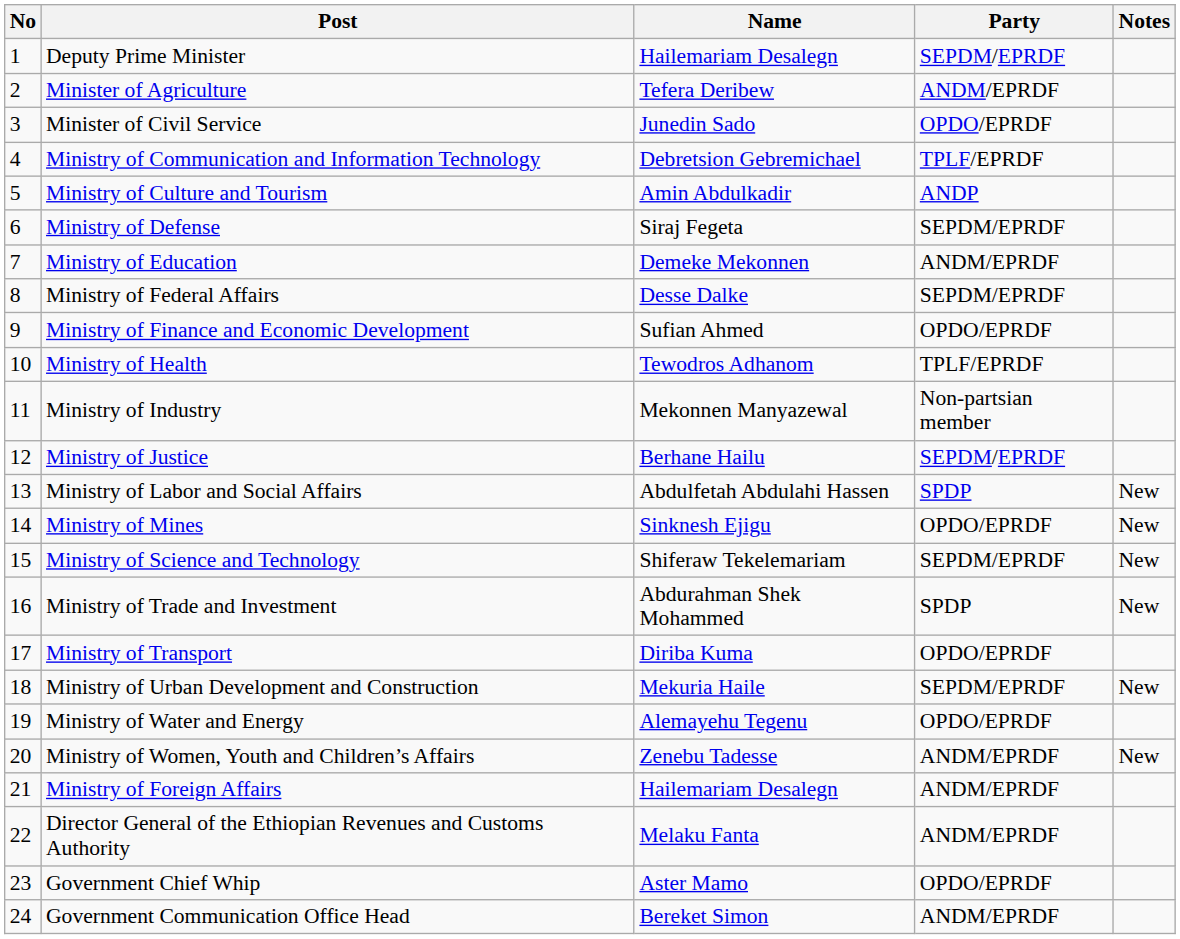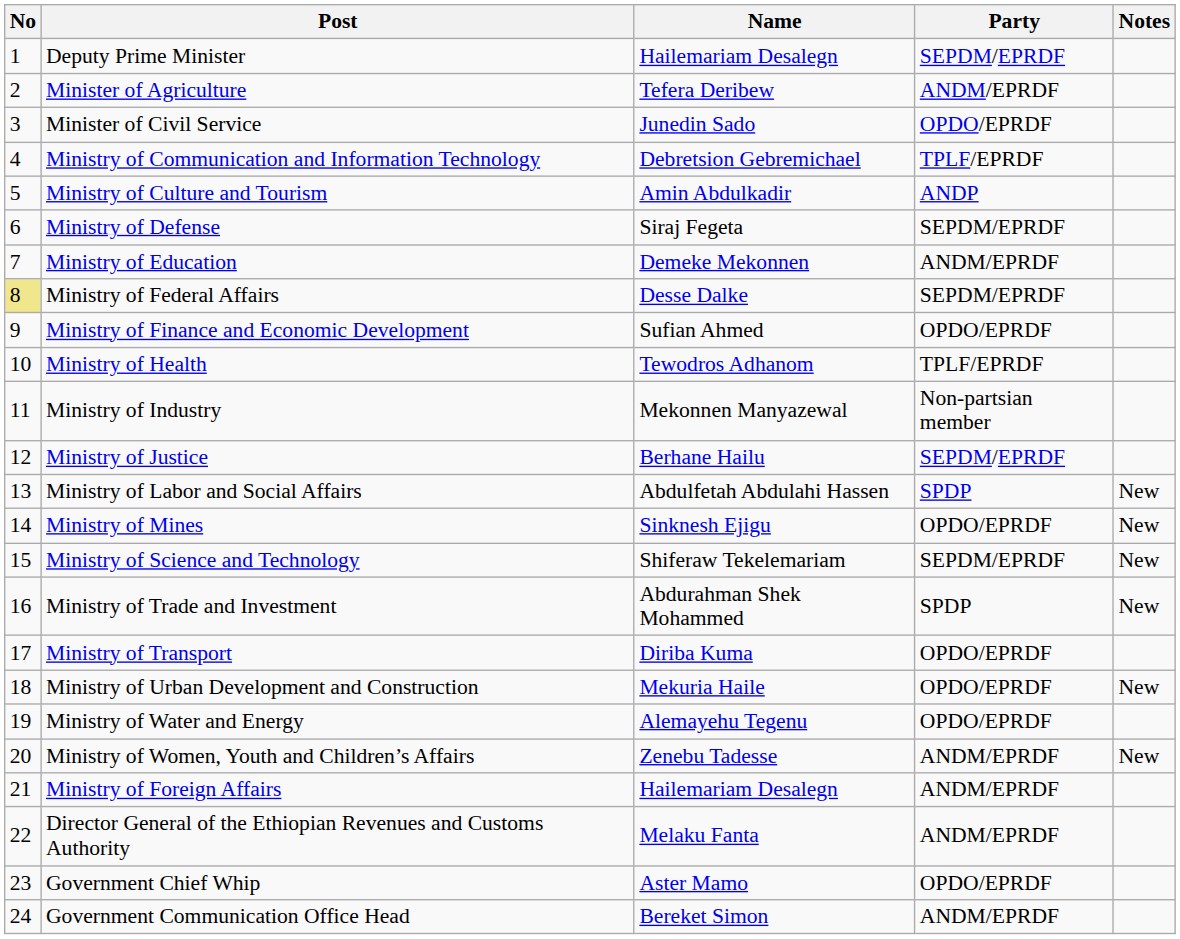(15, 295) no background -> (15, 295) khaki background
(992, 686) SEPDM/EPRDF -> (986, 686) OPDO/EPRDF
